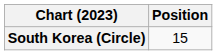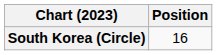(180, 38) 15 -> (180, 38) 16
